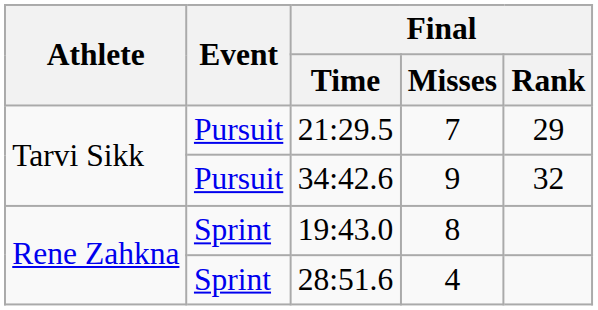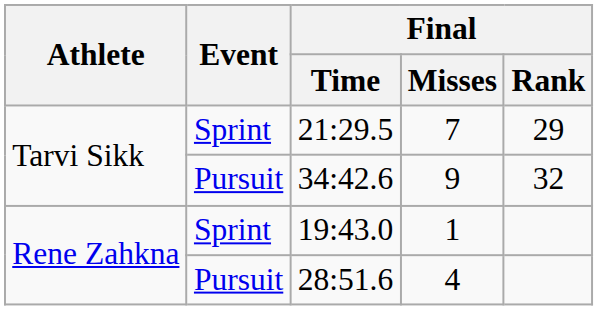(239, 129) Pursuit -> (232, 129) Sprint
(452, 229) 8 -> (452, 229) 1
(232, 279) Sprint -> (239, 279) Pursuit
